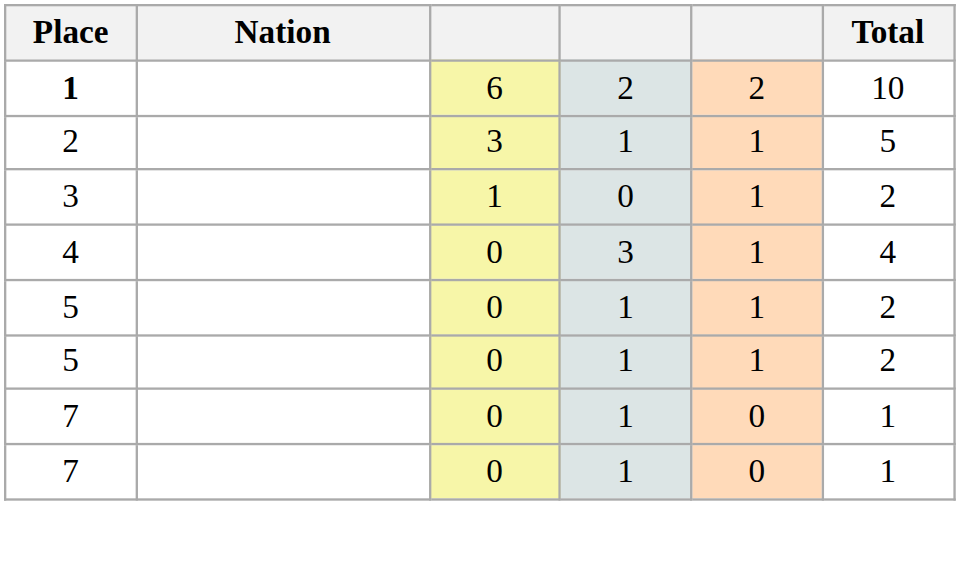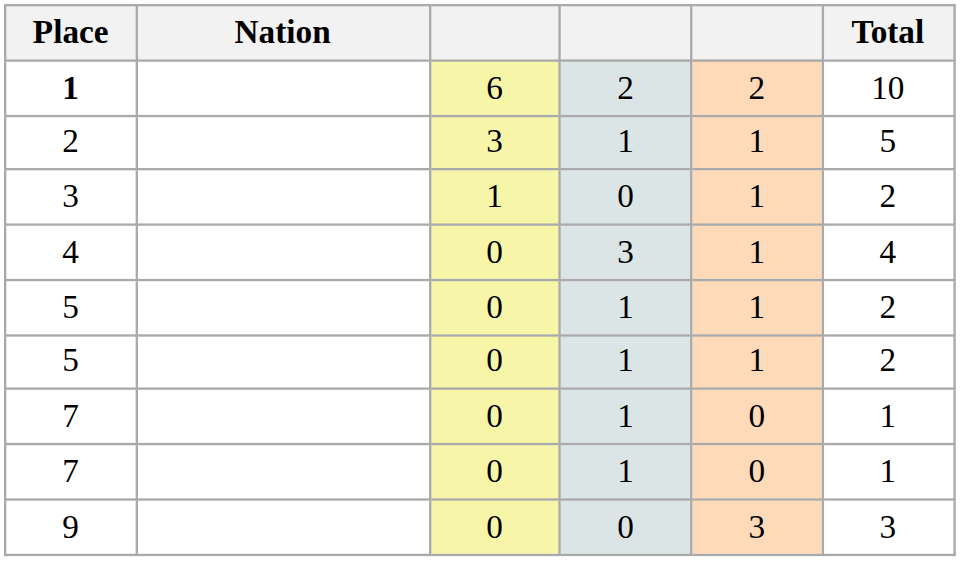+ row: (71, 526)
